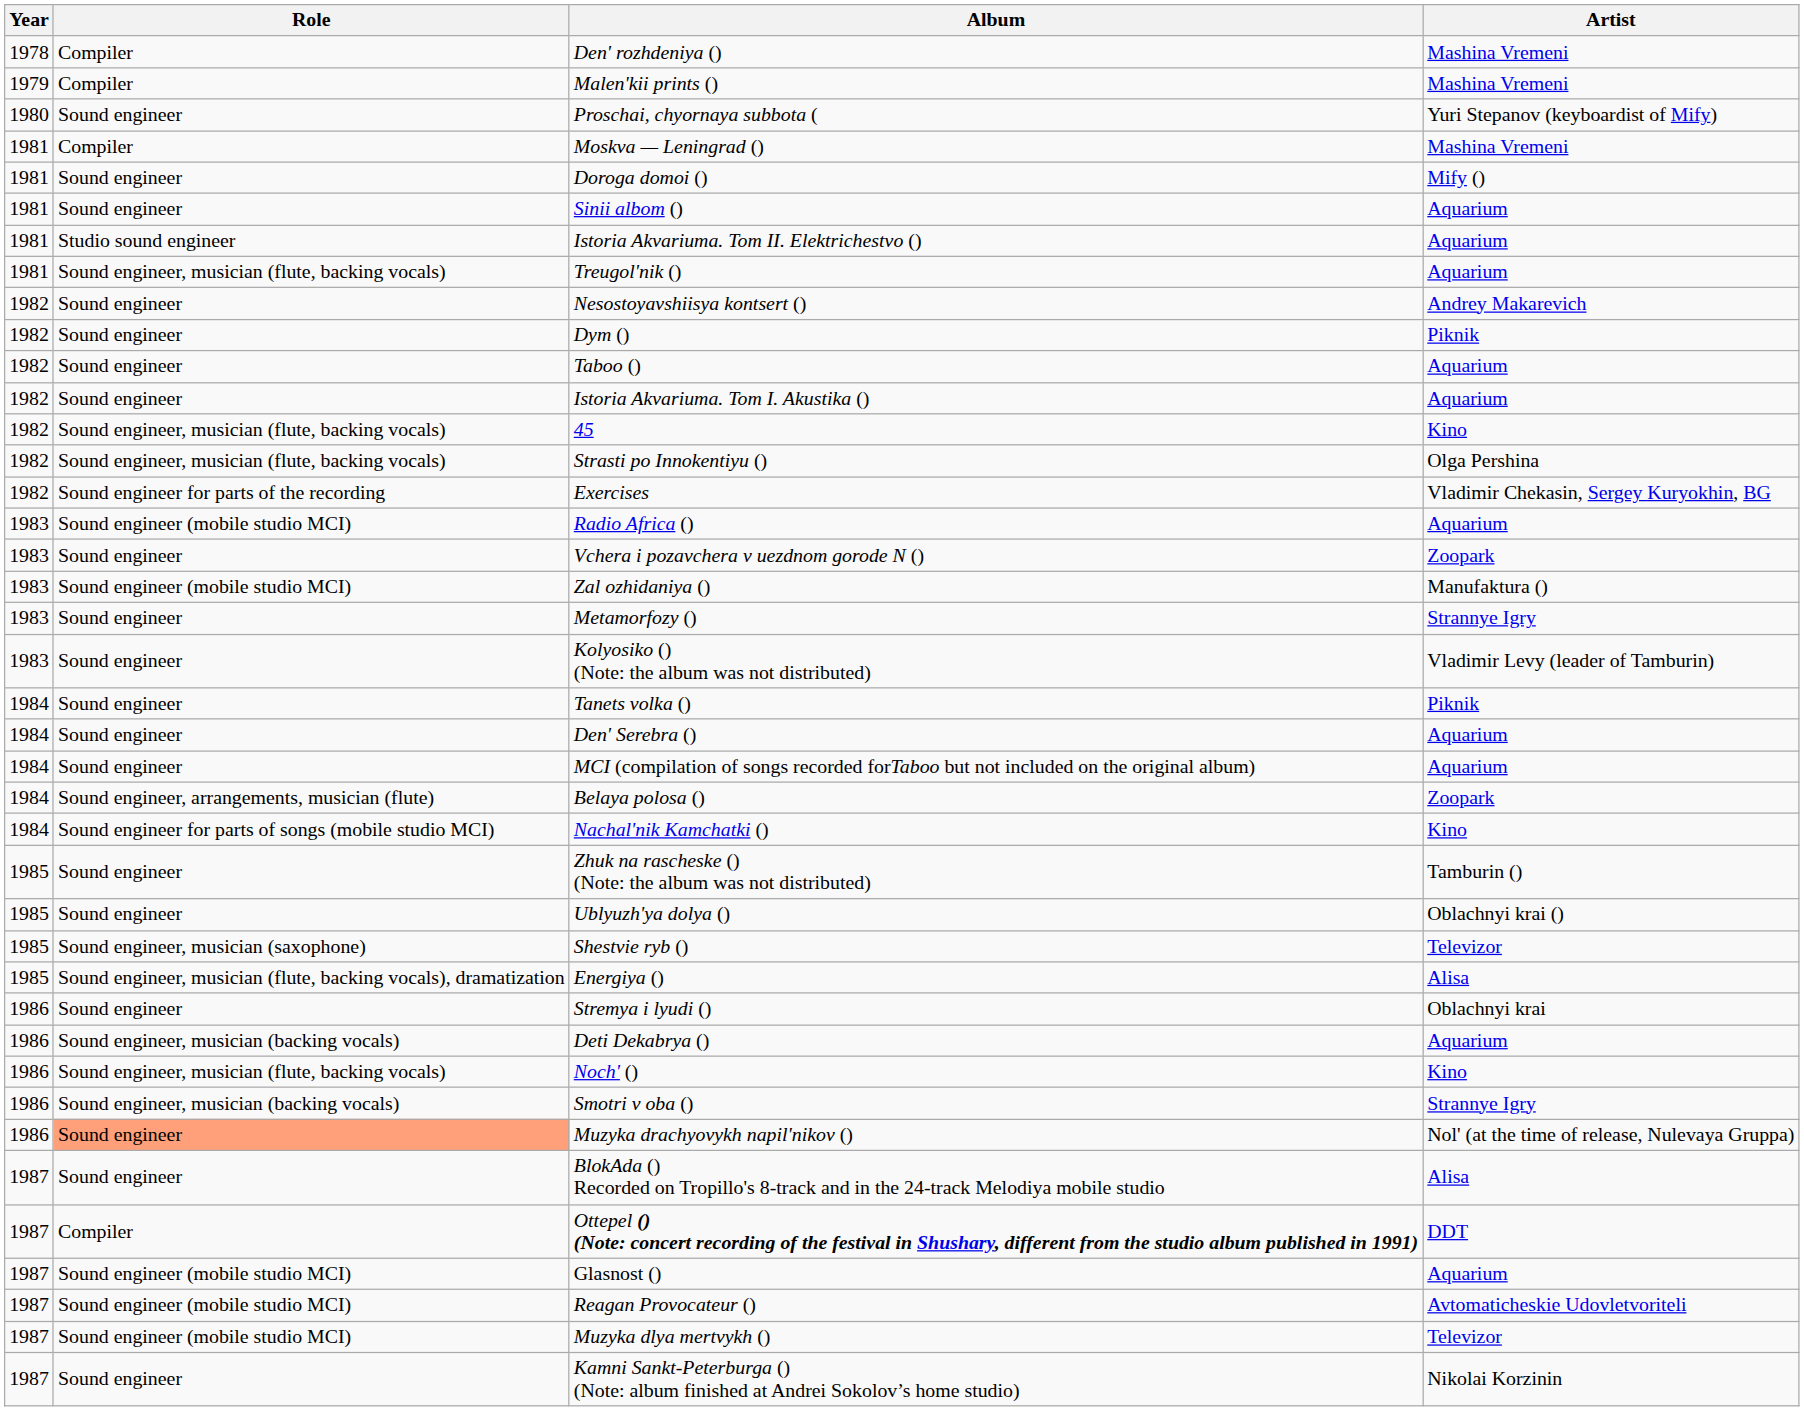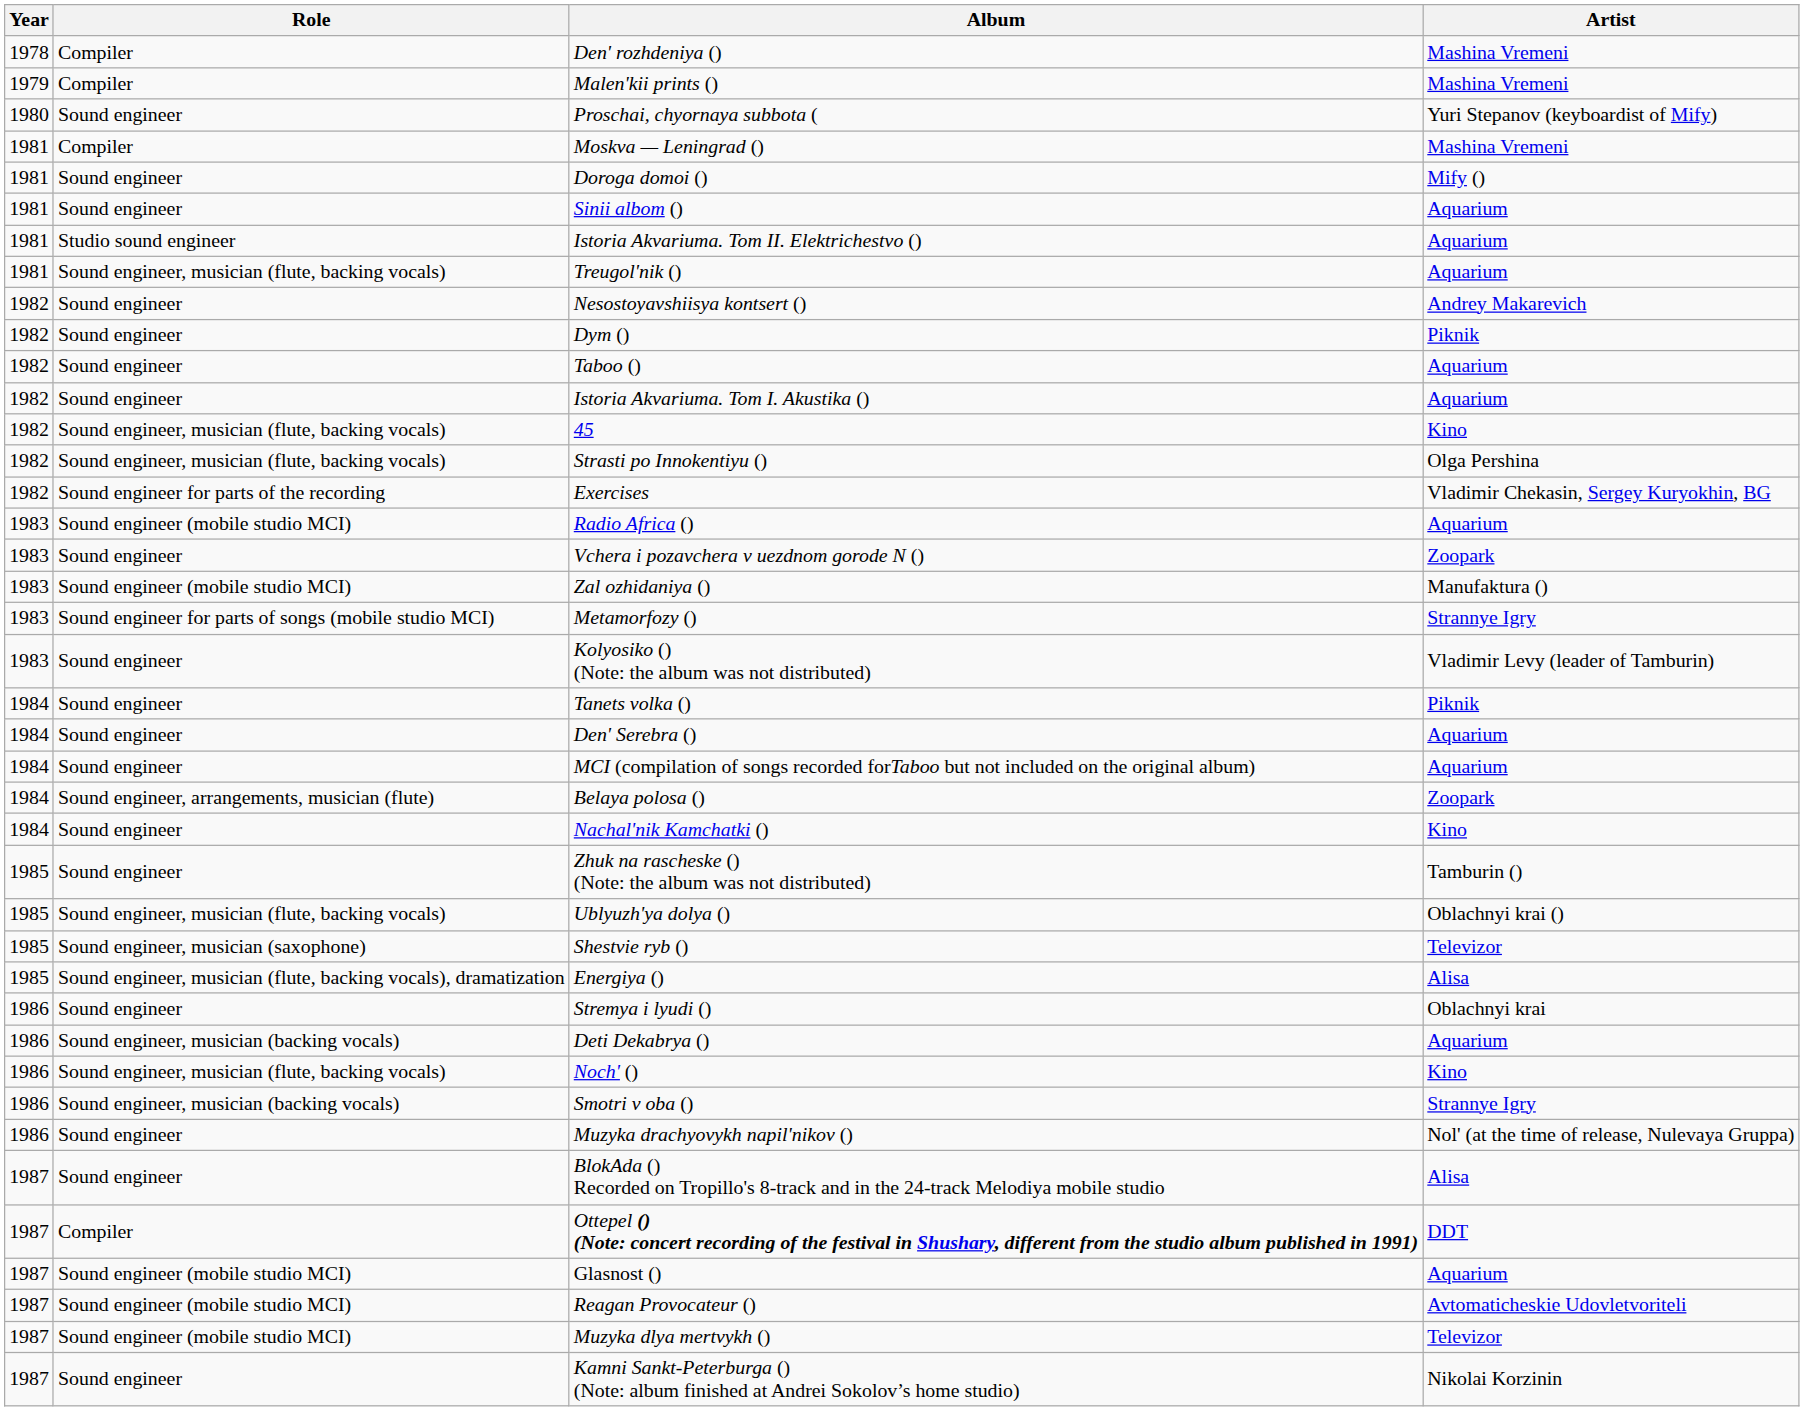(120, 618) Sound engineer -> (276, 618) Sound engineer for parts of songs (mobile studio MCI)
(276, 829) Sound engineer for parts of songs (mobile studio MCI) -> (120, 829) Sound engineer
(120, 914) Sound engineer -> (252, 914) Sound engineer, musician (flute, backing vocals)
(120, 1134) lightsalmon background -> (120, 1134) no background
